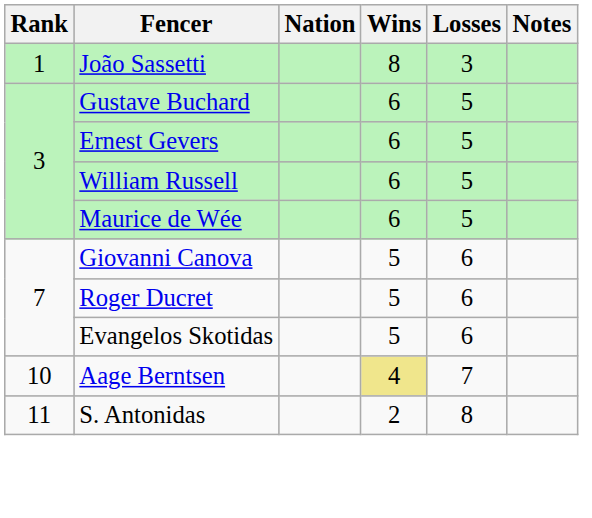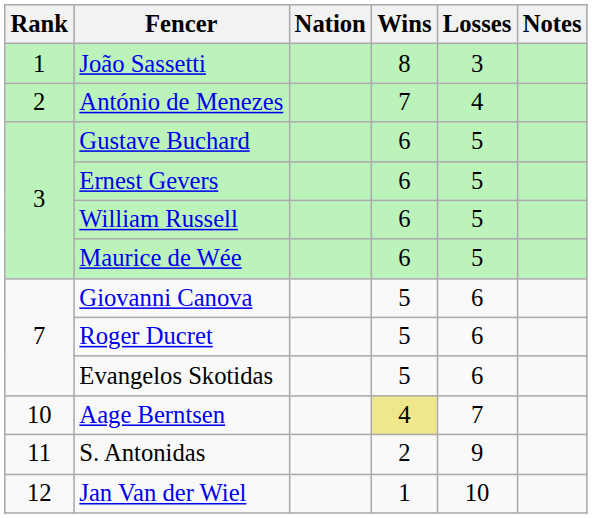+ row: (181, 102)
(467, 414) 8 -> (477, 453) 9
+ row: (163, 492)
